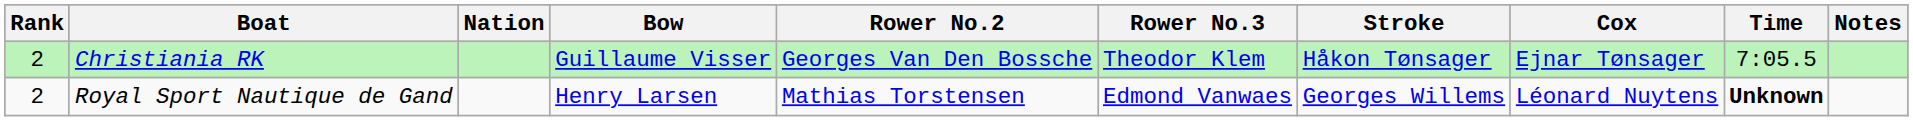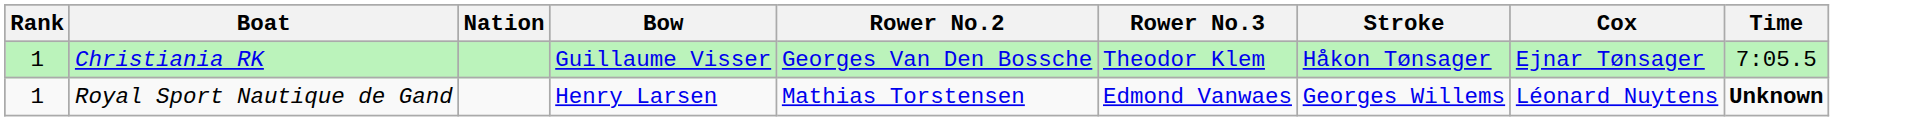- column: (1868, 23)
(37, 60) 2 -> (37, 60) 1
(37, 97) 2 -> (37, 97) 1
